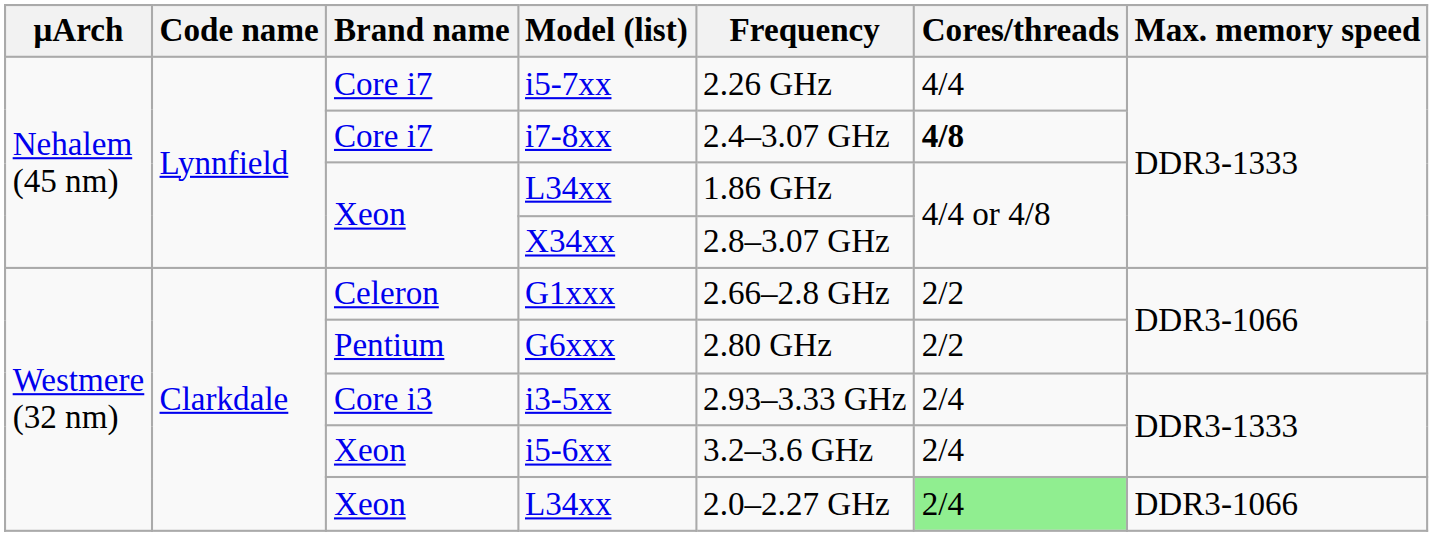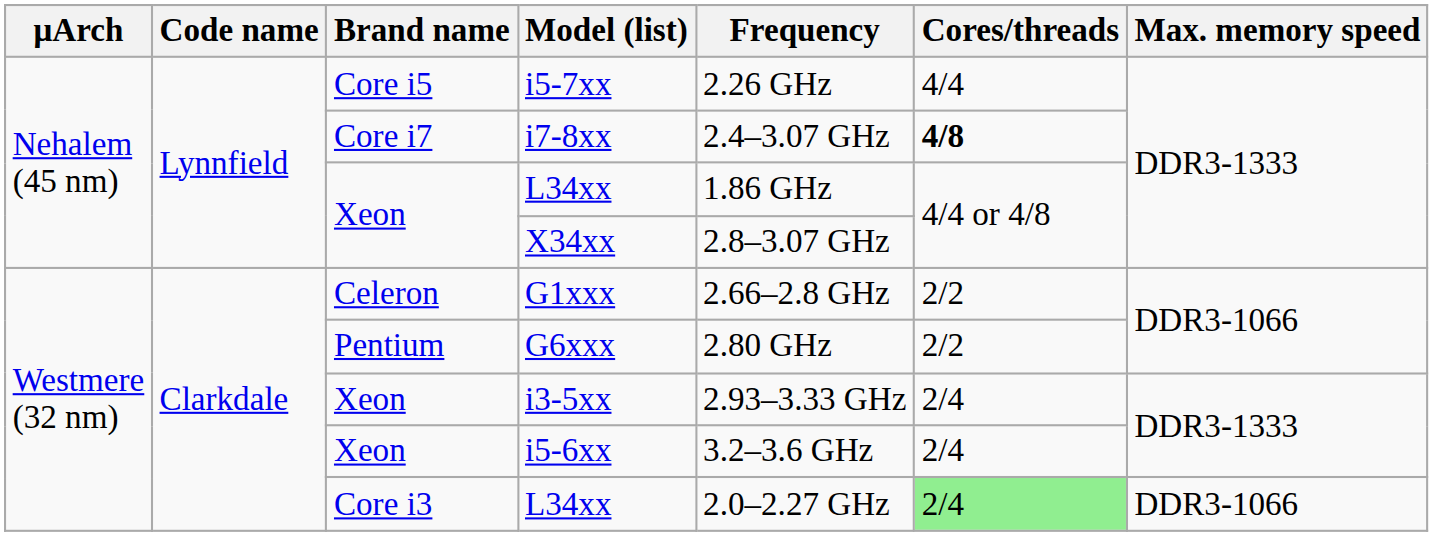(383, 83) Core i7 -> (383, 83) Core i5
(383, 398) Core i3 -> (370, 398) Xeon
(370, 503) Xeon -> (383, 503) Core i3
